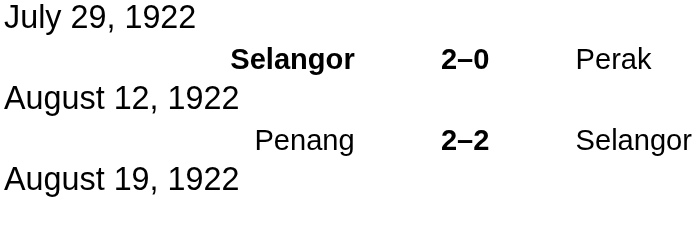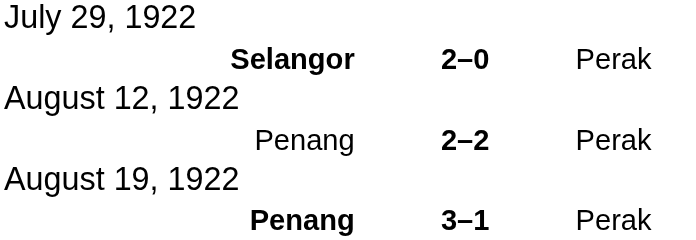(634, 139) Selangor -> (614, 139) Perak
+ row: (302, 220)
